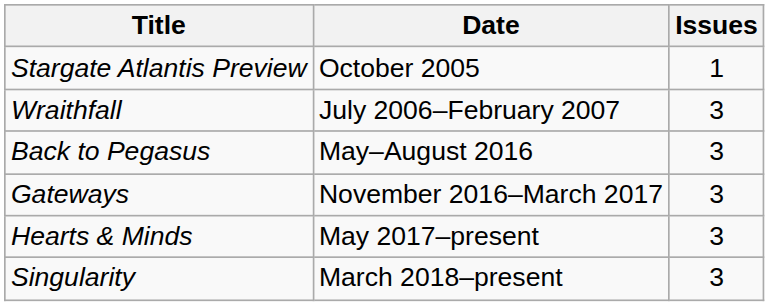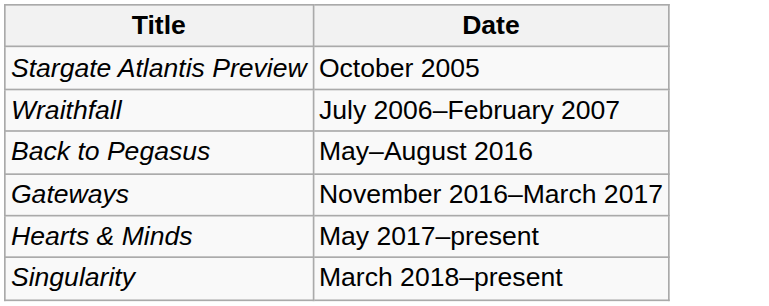- column: (717, 25)
